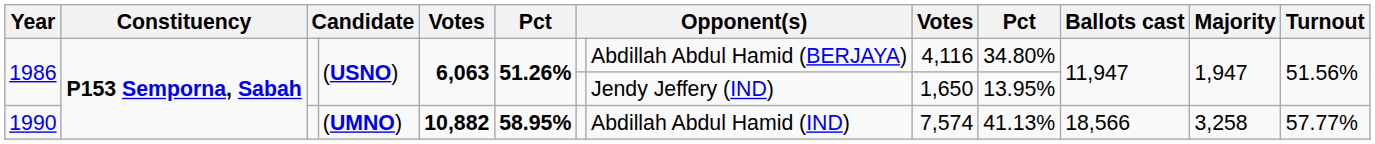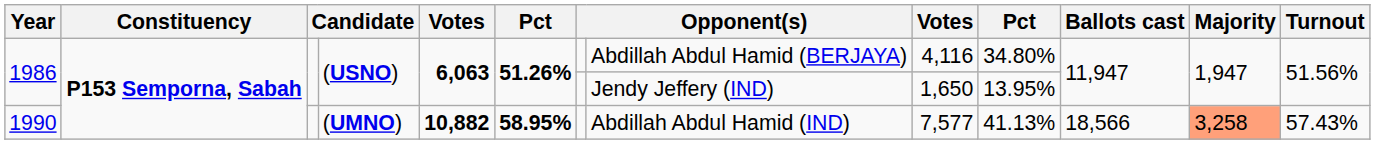(947, 123) 7,574 -> (947, 123) 7,577
(1221, 123) no background -> (1221, 123) lightsalmon background
(1322, 123) 57.77% -> (1322, 123) 57.43%
